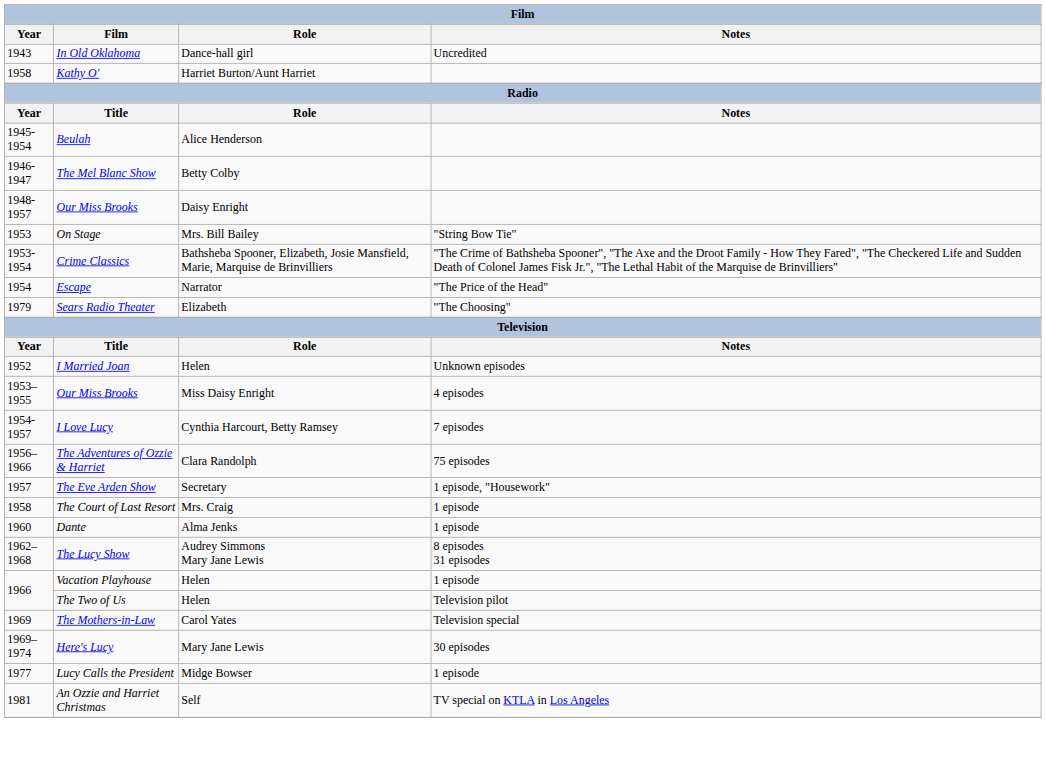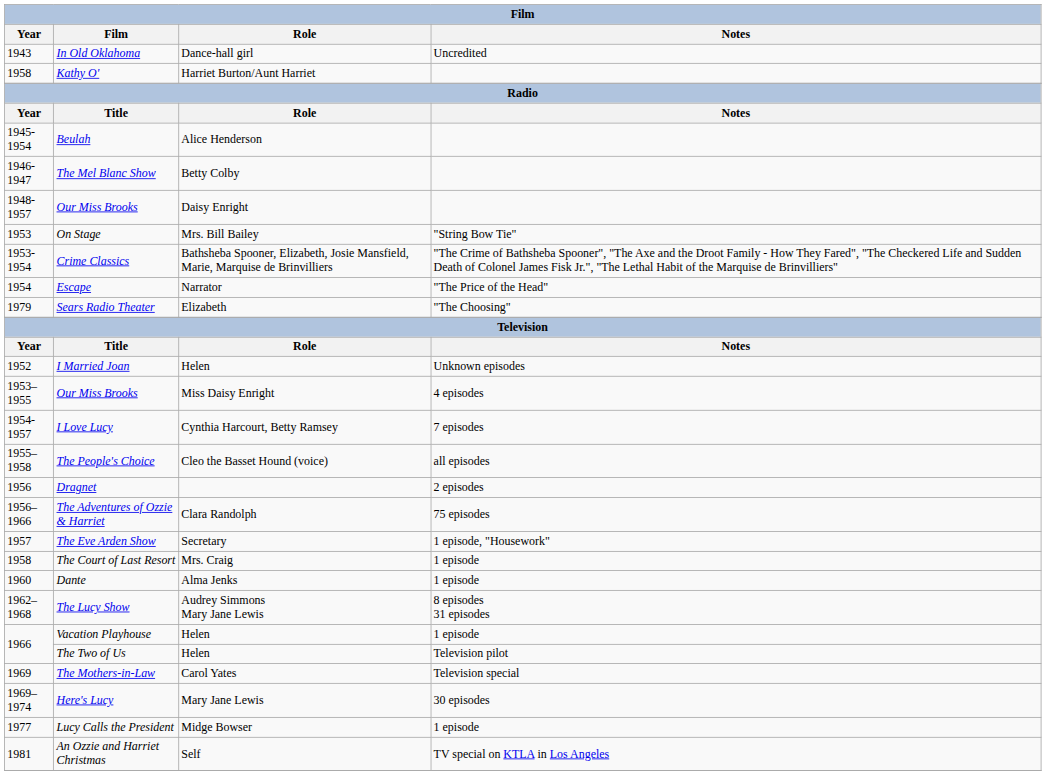+ row: (106, 461)
+ row: (76, 488)
